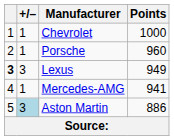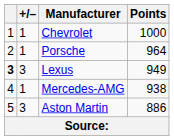(156, 51) 960 -> (156, 51) 964
(156, 89) 941 -> (156, 89) 938
(23, 108) lightblue background -> (23, 108) no background
